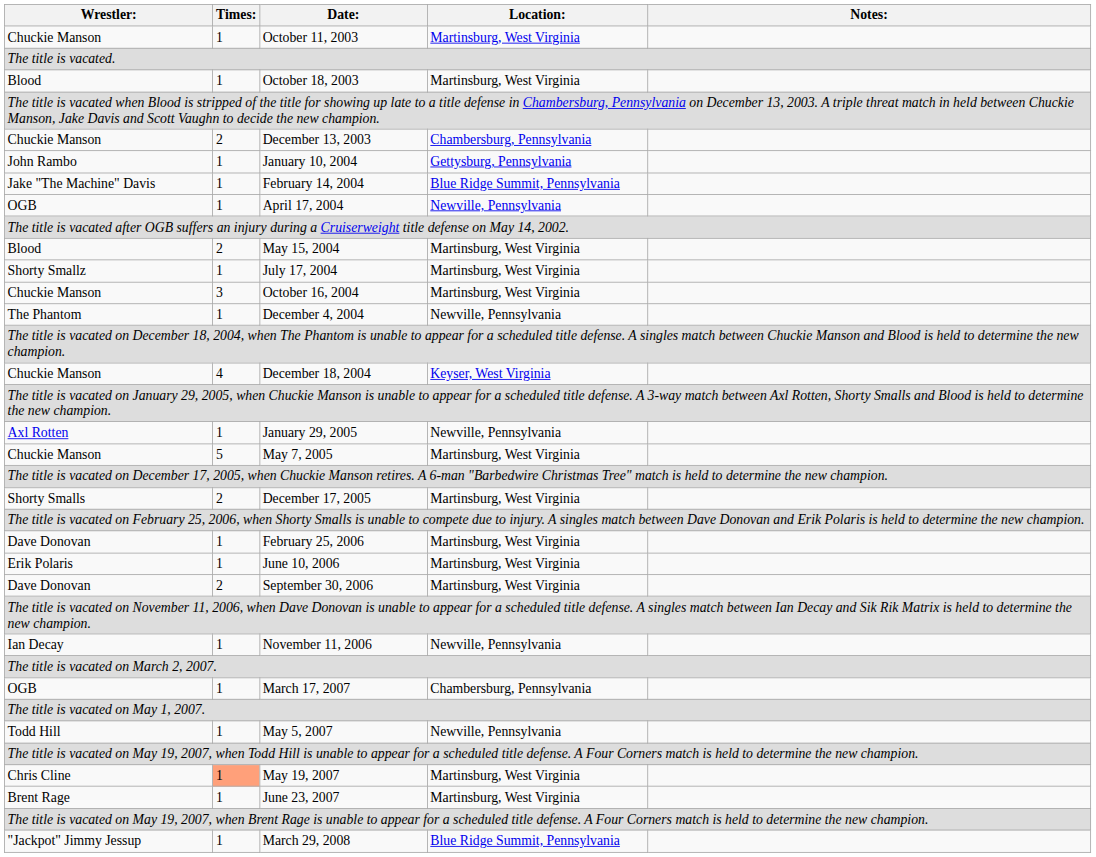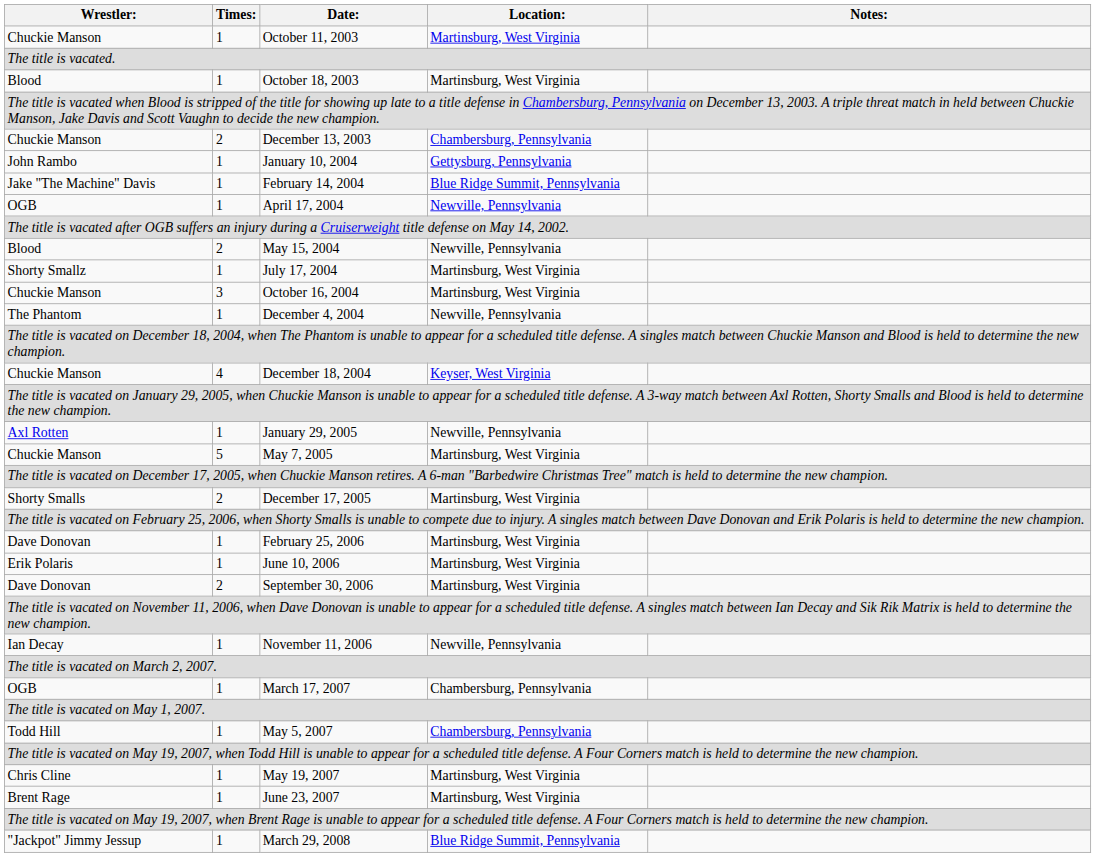(505, 249) Martinsburg, West Virginia -> (496, 249) Newville, Pennsylvania
(496, 732) Newville, Pennsylvania -> (511, 732) Chambersburg, Pennsylvania
(220, 775) lightsalmon background -> (220, 775) no background
